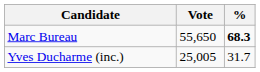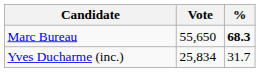(198, 57) 25,005 -> (198, 57) 25,834
